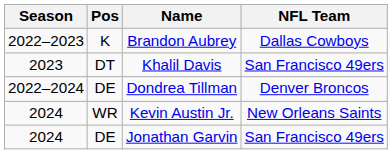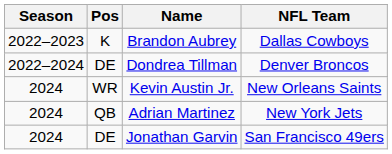- row: (182, 64)
+ row: (182, 112)
